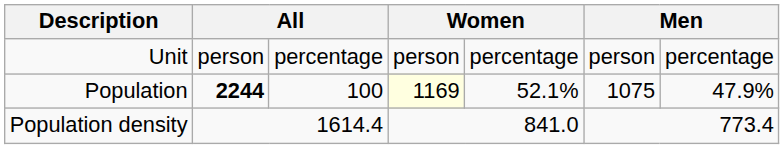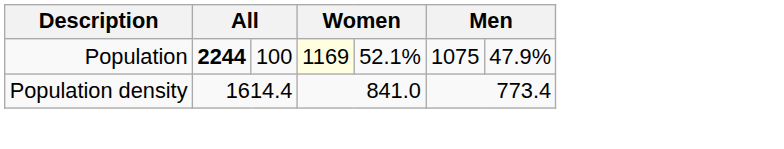- row: (168, 56)
